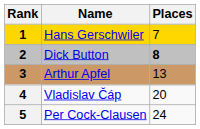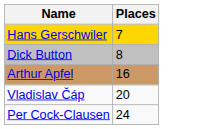- column: (23, 14)
(156, 54) bold -> (119, 54) normal
(159, 74) 13 -> (123, 74) 16
